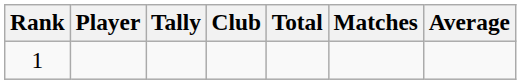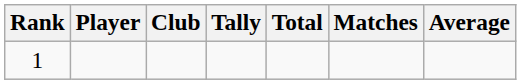columns swapped: (236, 23) <-> (176, 23)
